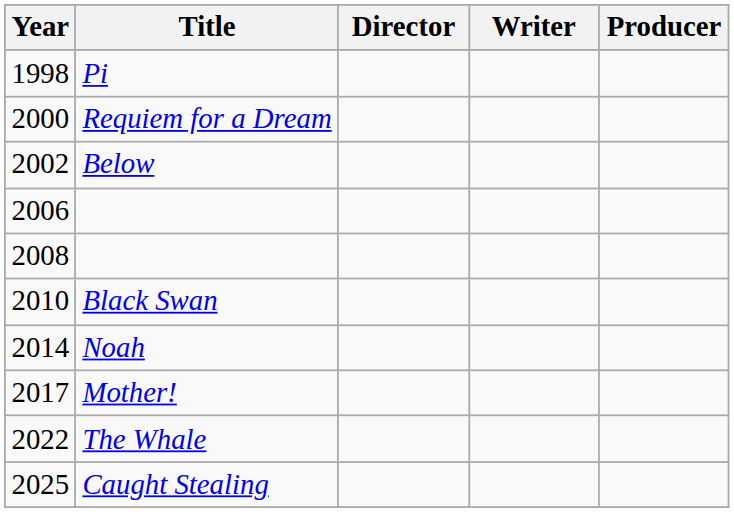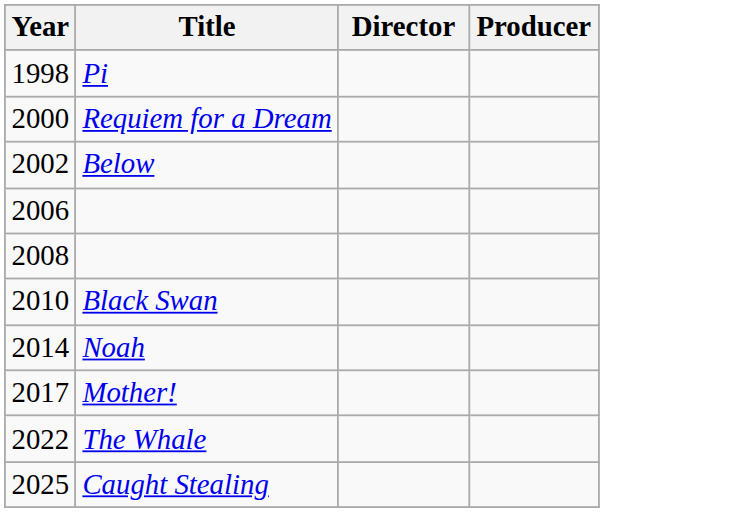- column: (534, 27)
